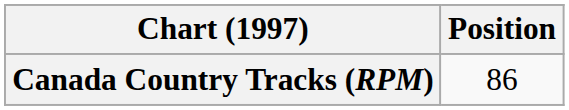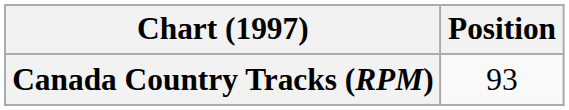(502, 79) 86 -> (502, 79) 93
